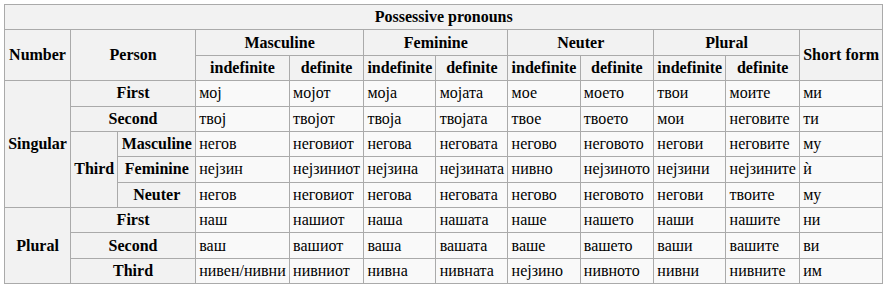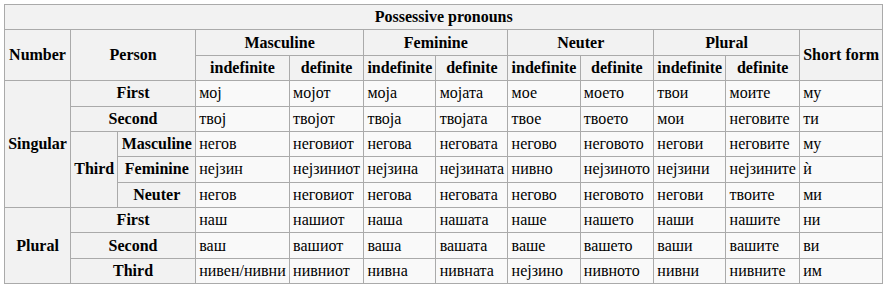(813, 93) ми -> (812, 93) му
(812, 194) му -> (813, 194) ми
